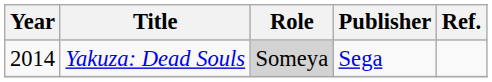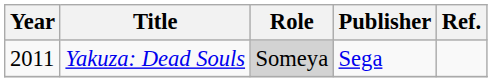(32, 58) 2014 -> (32, 58) 2011
